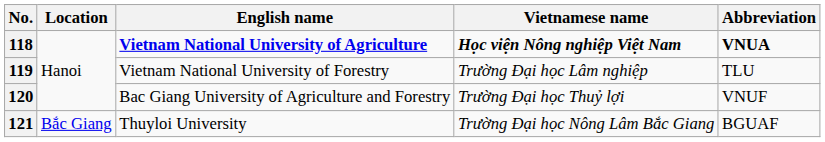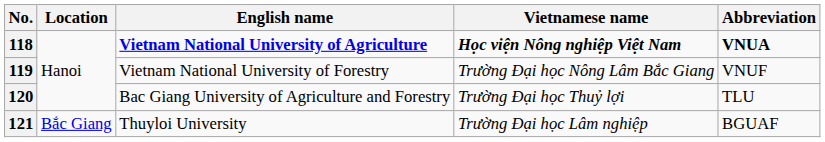(553, 70) Trường Đại học Lâm nghiệp -> (586, 70) Trường Đại học Nông Lâm Bắc Giang
(738, 70) TLU -> (745, 70) VNUF
(745, 96) VNUF -> (738, 96) TLU
(586, 123) Trường Đại học Nông Lâm Bắc Giang -> (553, 123) Trường Đại học Lâm nghiệp
